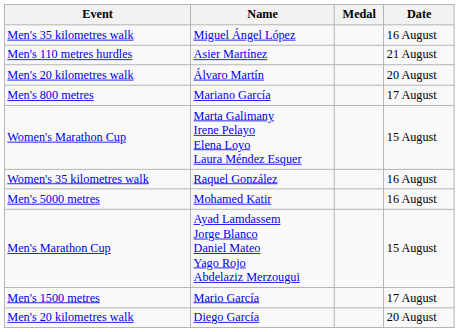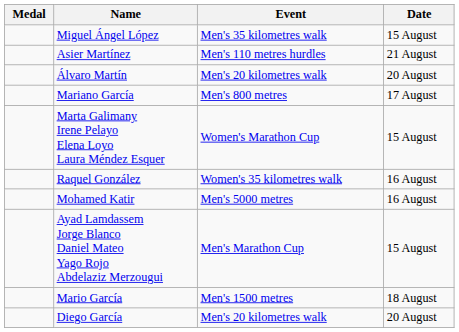columns swapped: (359, 14) <-> (98, 14)
(412, 35) 16 August -> (412, 35) 15 August
(412, 297) 17 August -> (412, 297) 18 August
